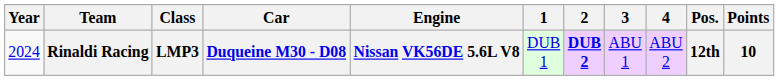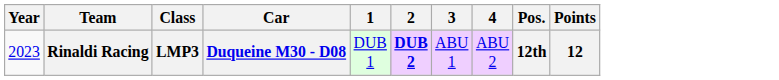- column: (437, 17)
(24, 52) 2024 -> (24, 52) 2023
(748, 52) 10 -> (575, 52) 12
